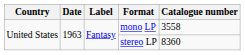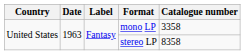(171, 27) 3558 -> (171, 27) 3358
(171, 42) 8360 -> (171, 42) 8358
